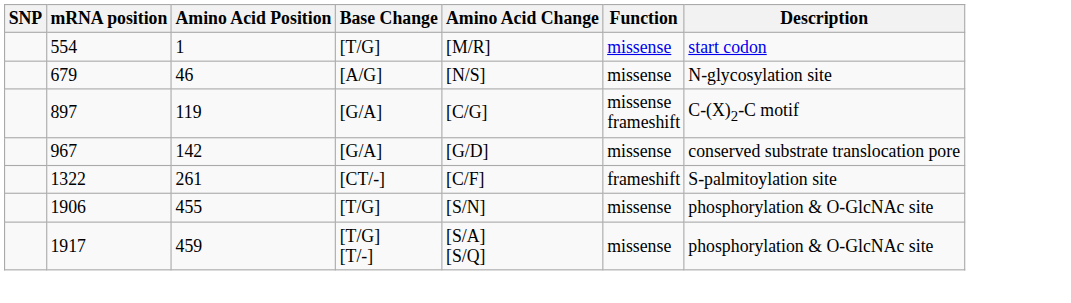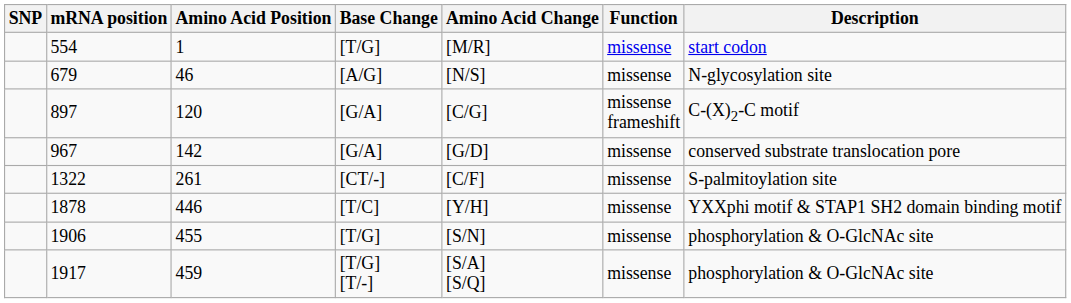(189, 113) 119 -> (189, 113) 120
(644, 179) frameshift -> (639, 179) missense
+ row: (68, 207)
